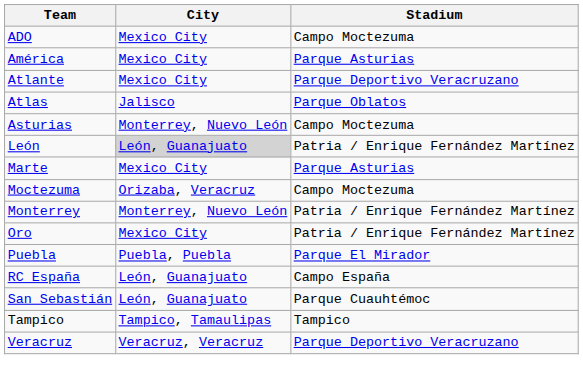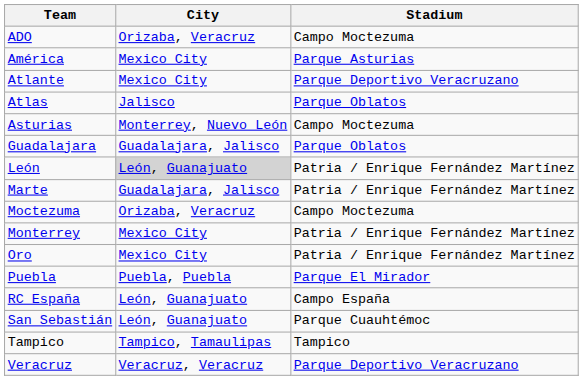(163, 37) Mexico City -> (187, 37) Orizaba, Veracruz
+ row: (52, 146)
(163, 168) Mexico City -> (199, 190) Guadalajara, Jalisco
(354, 168) Parque Asturias -> (434, 190) Patria / Enrique Fernández Martínez
(203, 212) Monterrey, Nuevo León -> (163, 234) Mexico City
